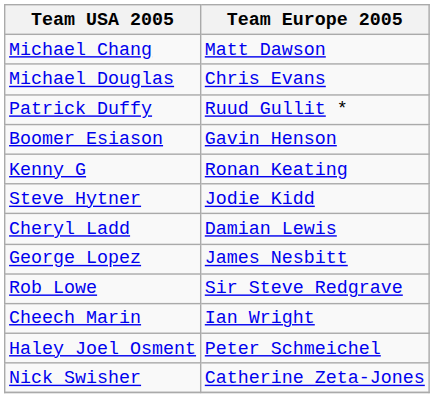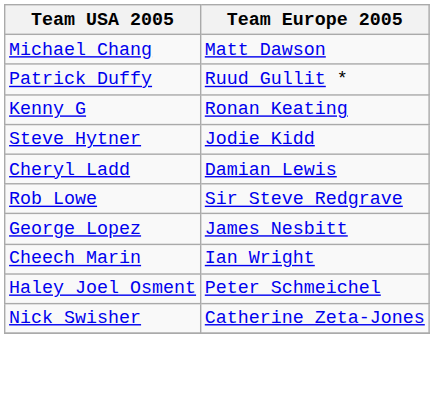- row: (92, 79)
- row: (86, 139)
rows swapped: (75, 259) <-> (53, 289)
